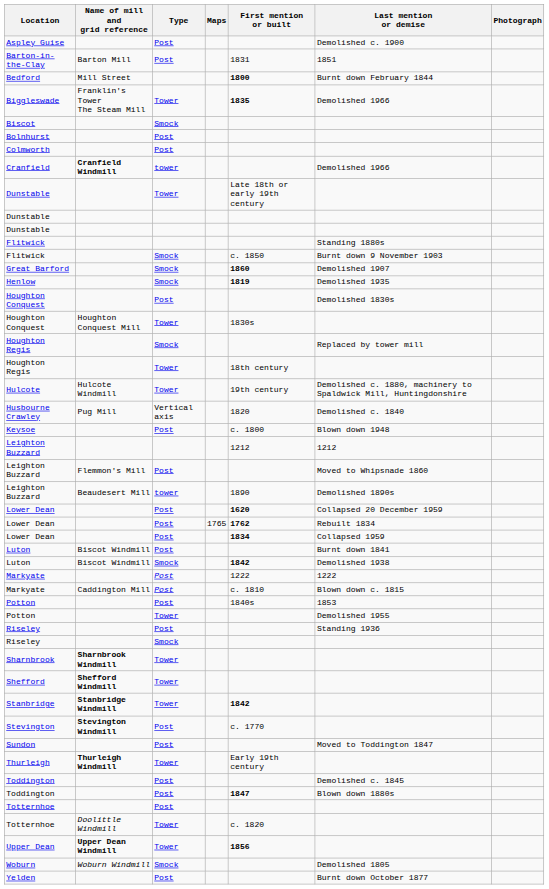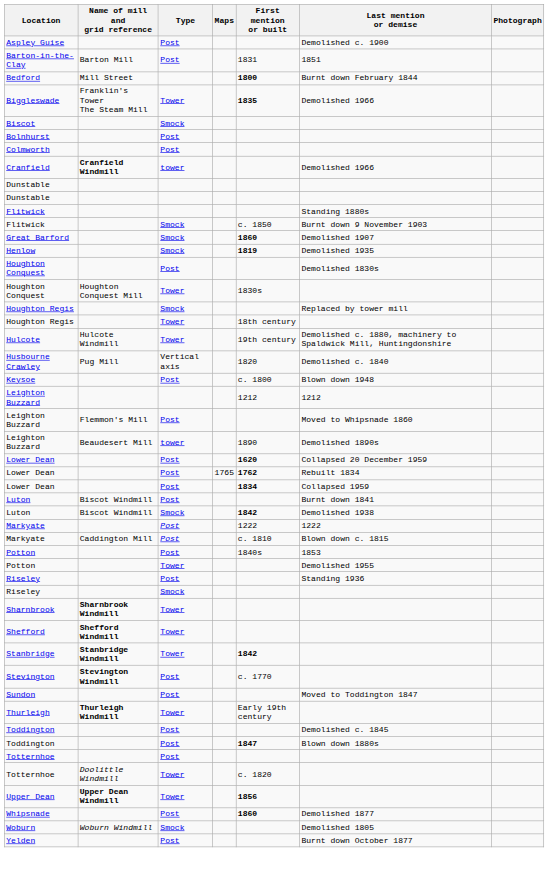- row: (28, 194)
+ row: (28, 814)
